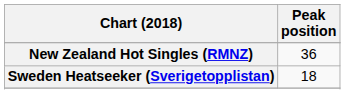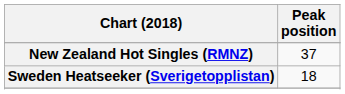(309, 54) 36 -> (309, 54) 37
